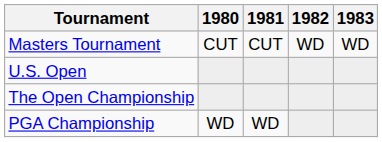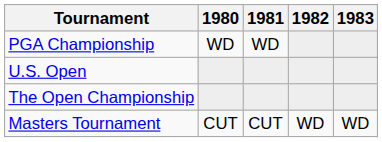rows swapped: (84, 44) <-> (81, 124)
